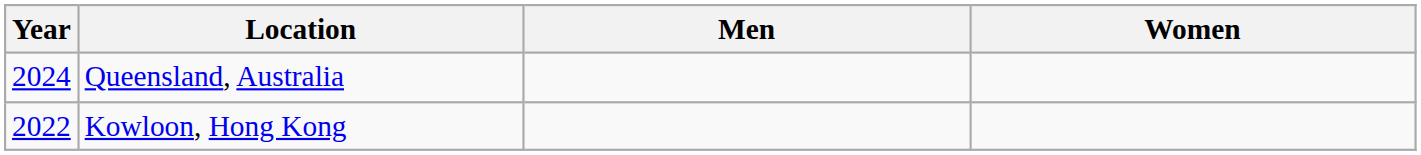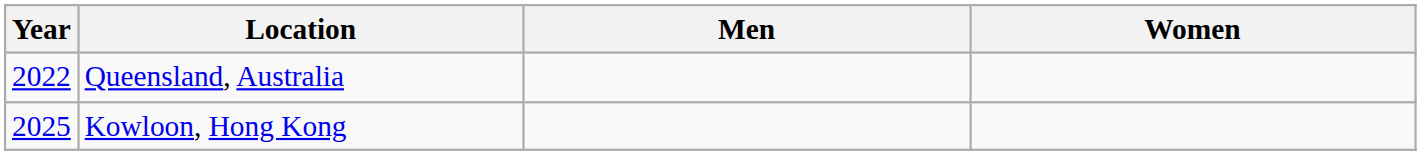(41, 76) 2024 -> (41, 76) 2022
(41, 125) 2022 -> (41, 125) 2025
